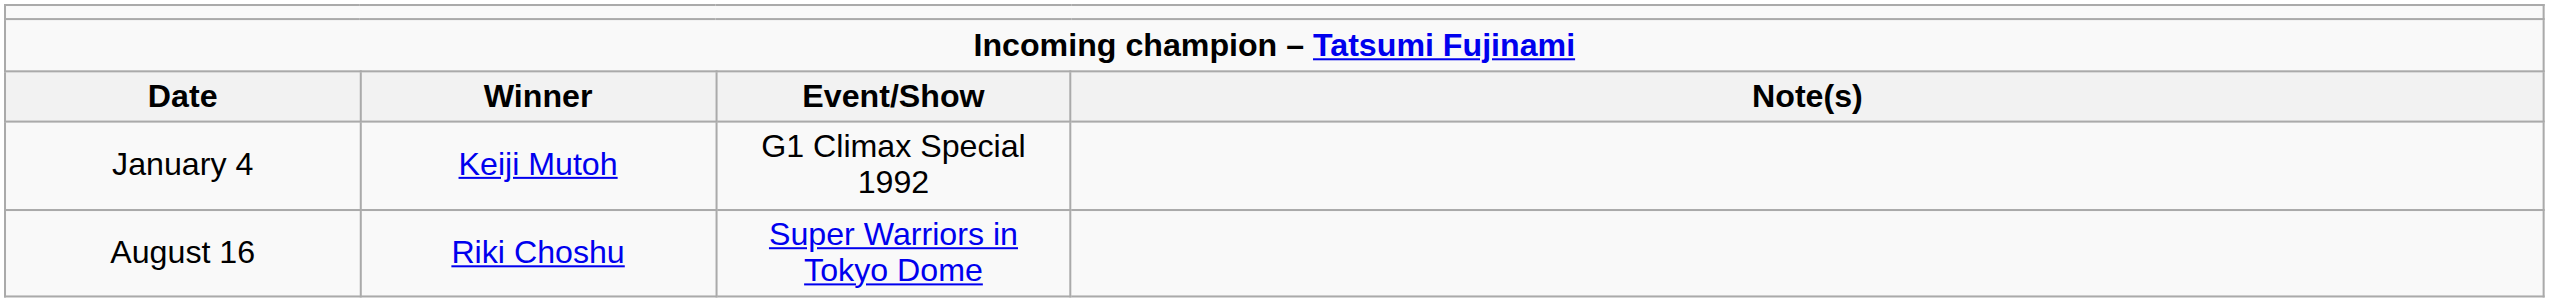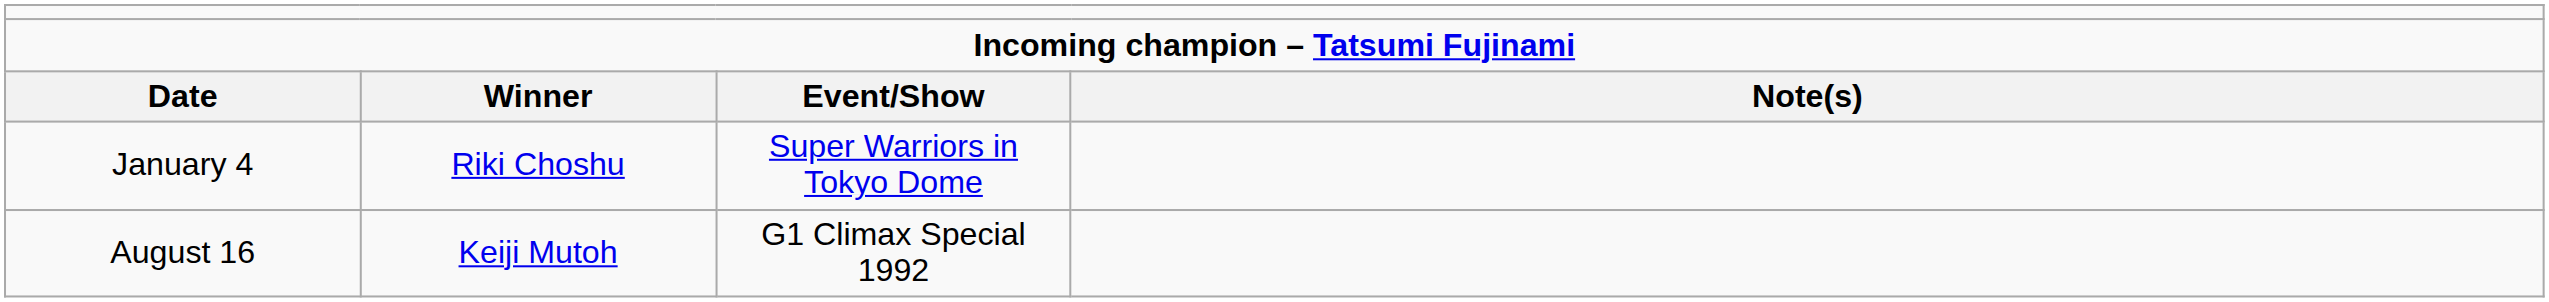(538, 164) Keiji Mutoh -> (538, 164) Riki Choshu
(893, 164) G1 Climax Special 1992 -> (893, 164) Super Warriors in Tokyo Dome
(538, 252) Riki Choshu -> (538, 252) Keiji Mutoh
(893, 252) Super Warriors in Tokyo Dome -> (893, 252) G1 Climax Special 1992
